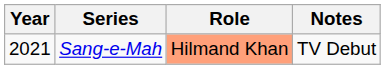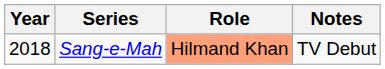(30, 49) 2021 -> (30, 49) 2018
